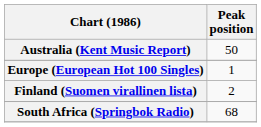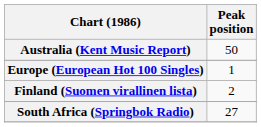(231, 111) 68 -> (231, 111) 27
